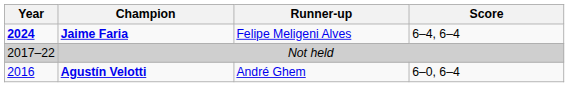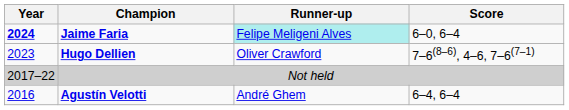(294, 34) no background -> (294, 34) paleturquoise background
(436, 34) 6–4, 6–4 -> (436, 34) 6–0, 6–4
+ row: (98, 55)
(436, 72) 6–0, 6–4 -> (436, 95) 6–4, 6–4
